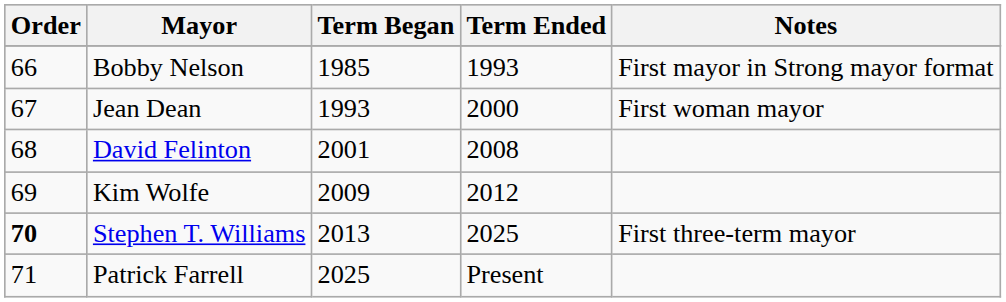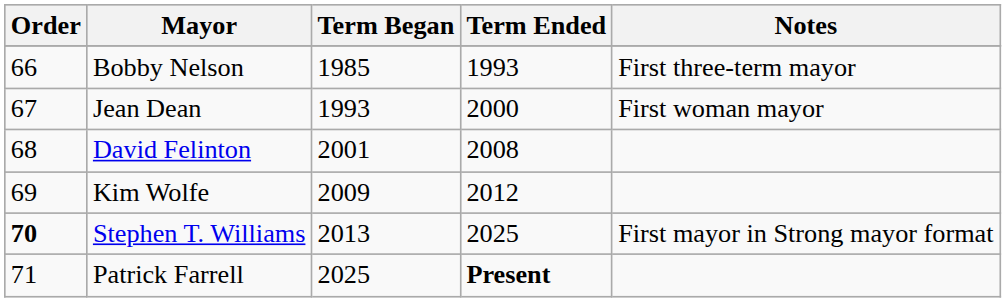(806, 66) First mayor in Strong mayor format -> (737, 66) First three-term mayor
(737, 233) First three-term mayor -> (806, 233) First mayor in Strong mayor format
(505, 274) normal -> (508, 274) bold
